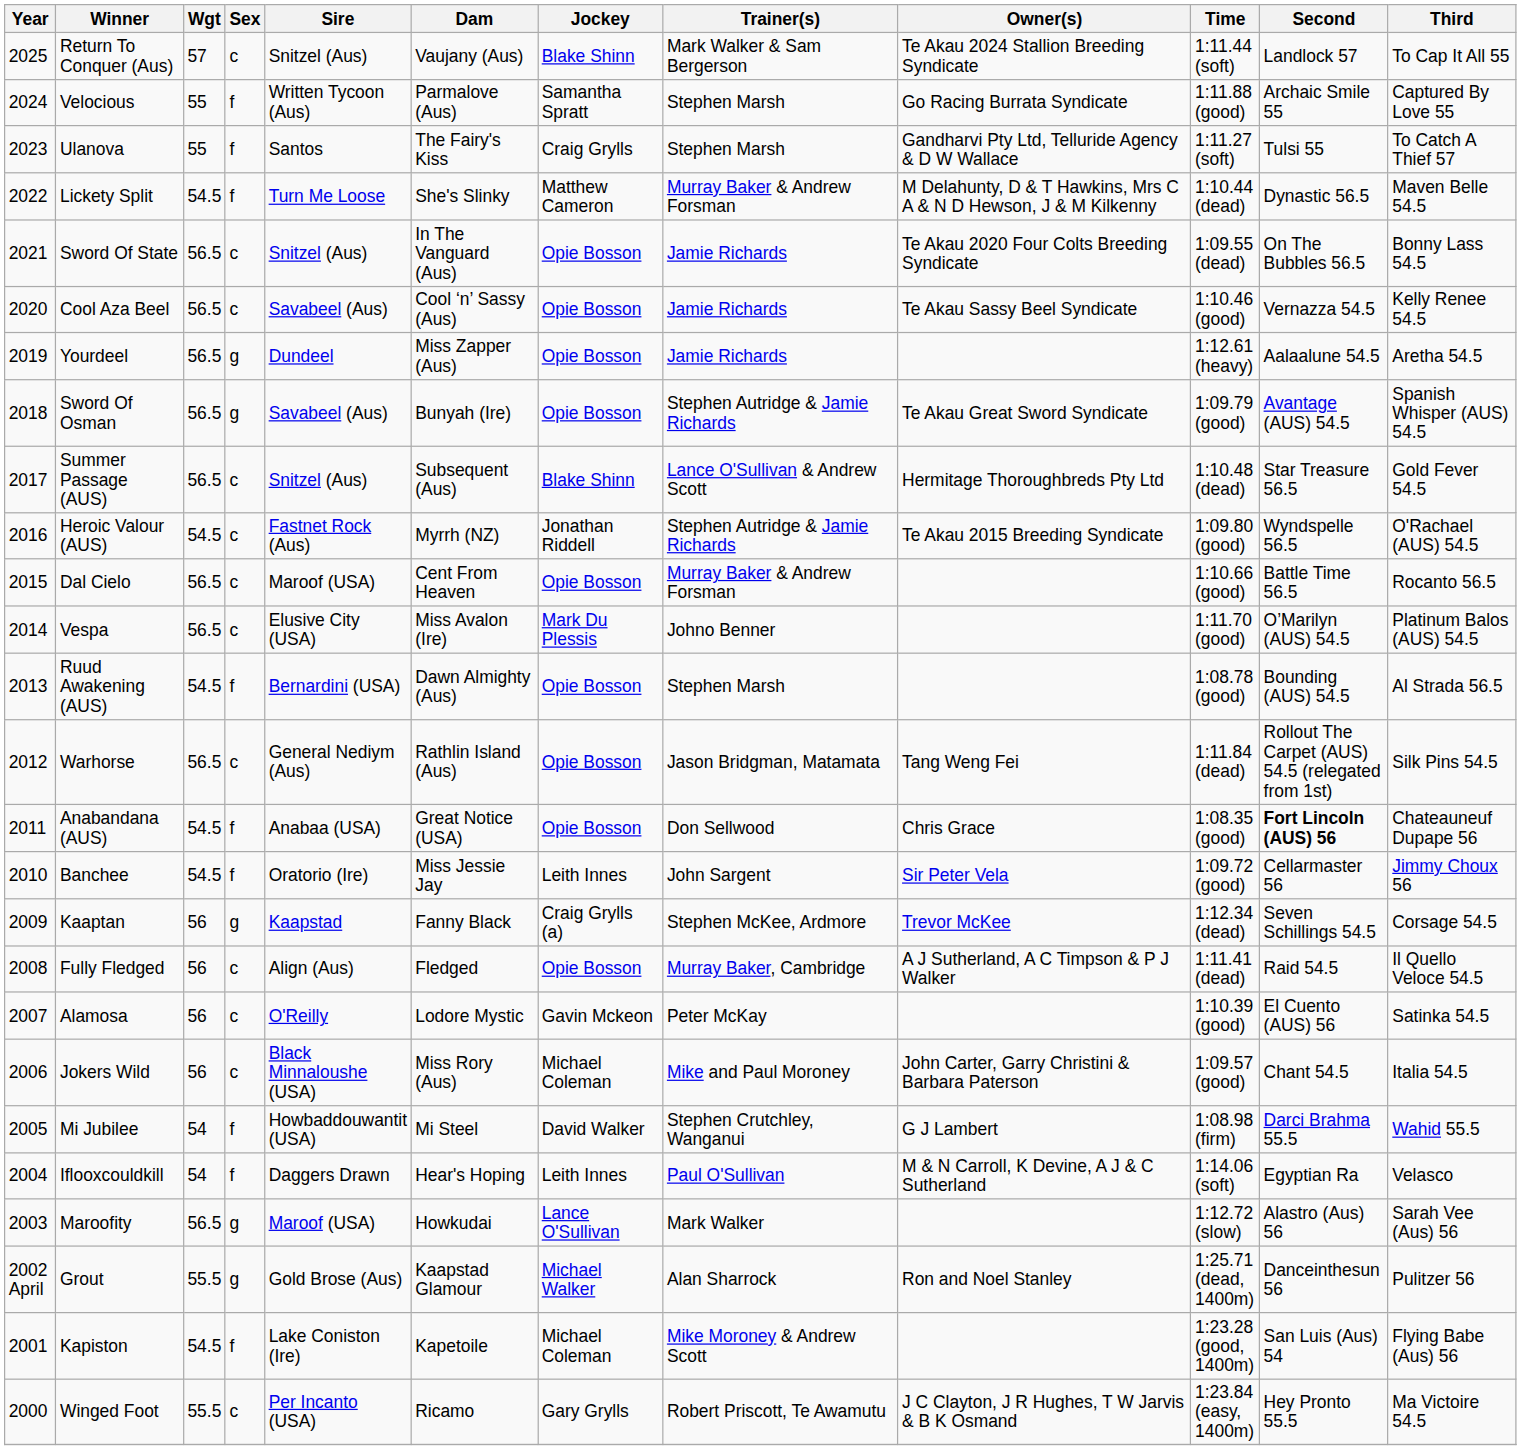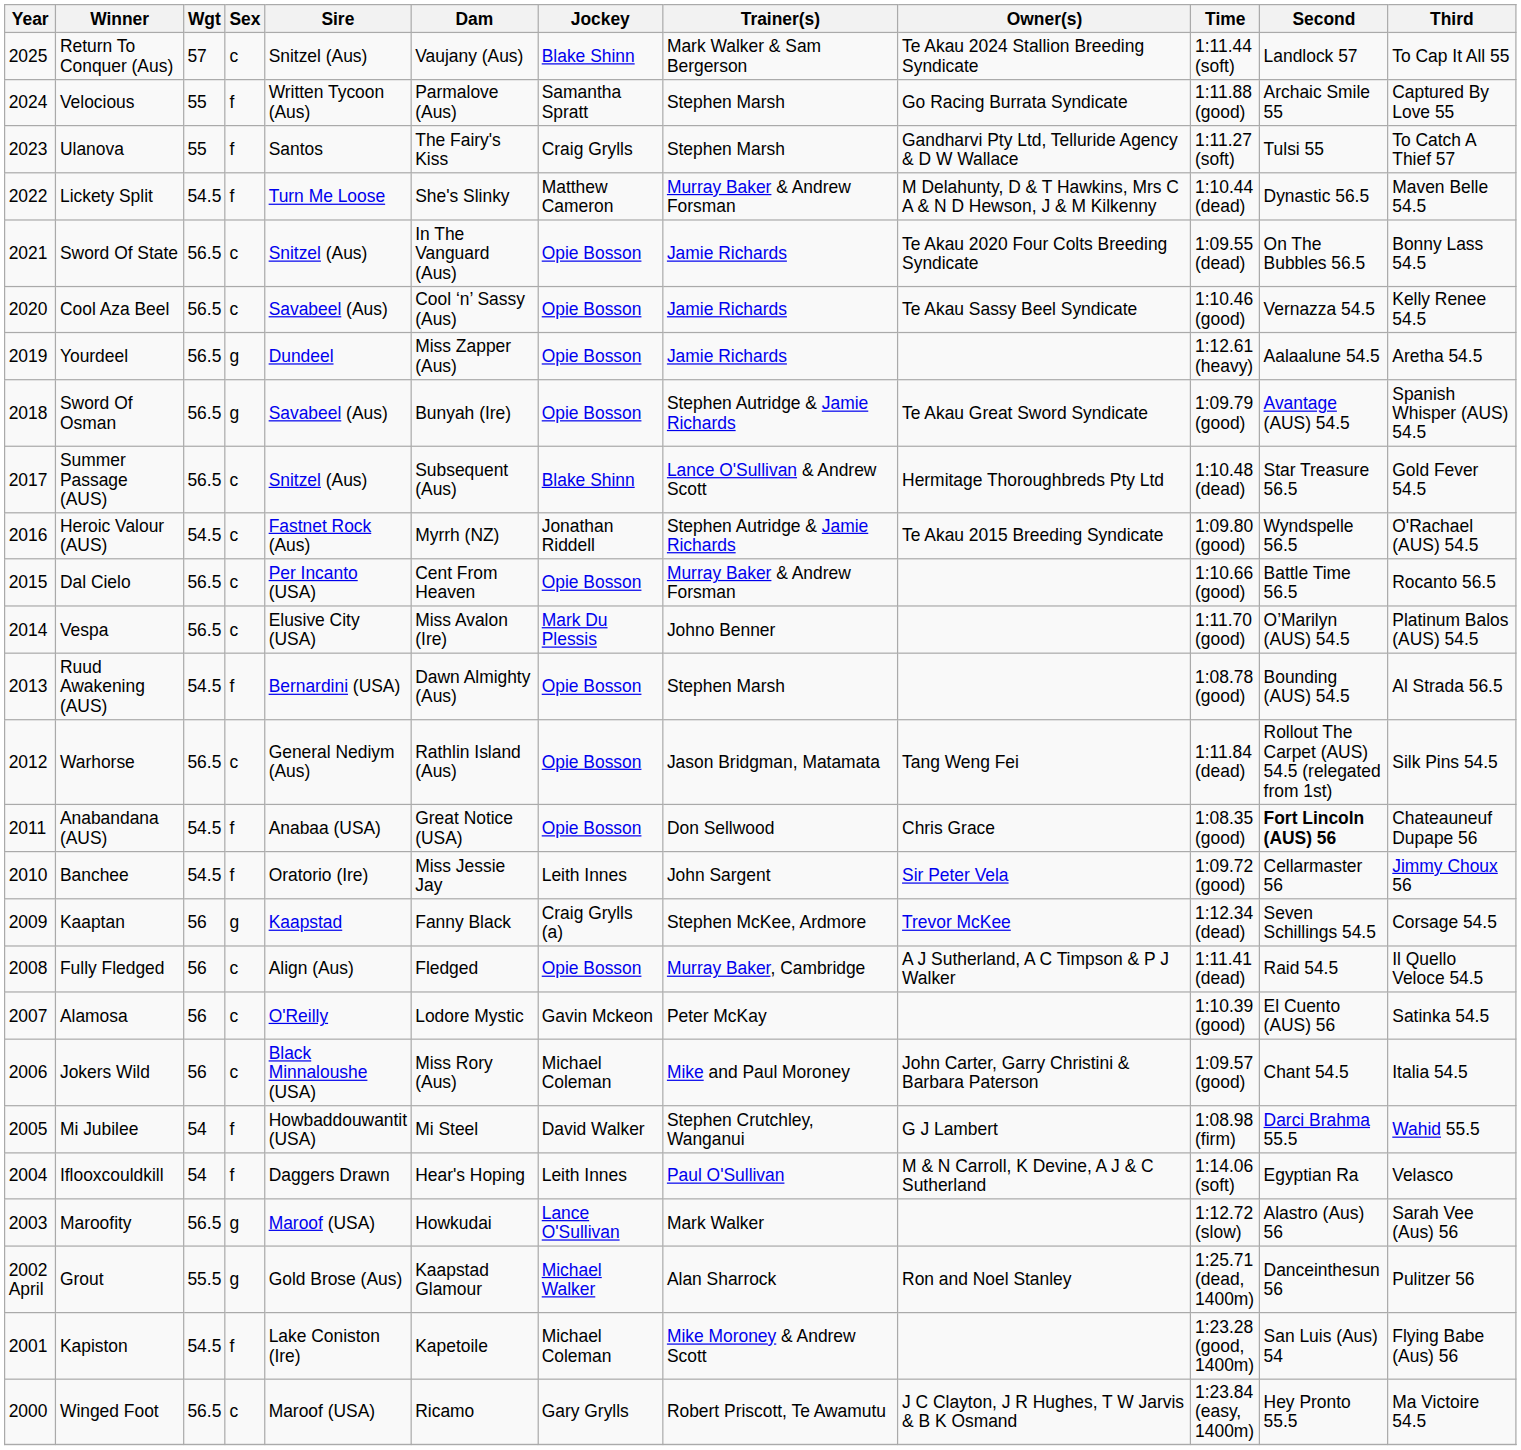(322, 583) Maroof (USA) -> (313, 583) Per Incanto (USA)
(204, 1412) 55.5 -> (204, 1412) 56.5
(313, 1412) Per Incanto (USA) -> (322, 1412) Maroof (USA)
